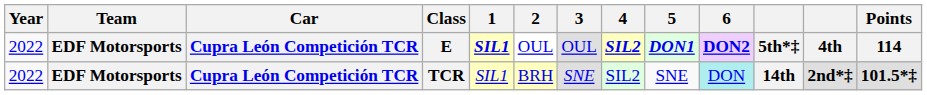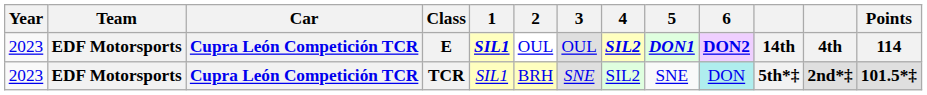(26, 46) 2022 -> (26, 46) 2023
(779, 46) 5th*‡ -> (779, 46) 14th
(26, 75) 2022 -> (26, 75) 2023
(779, 75) 14th -> (779, 75) 5th*‡
